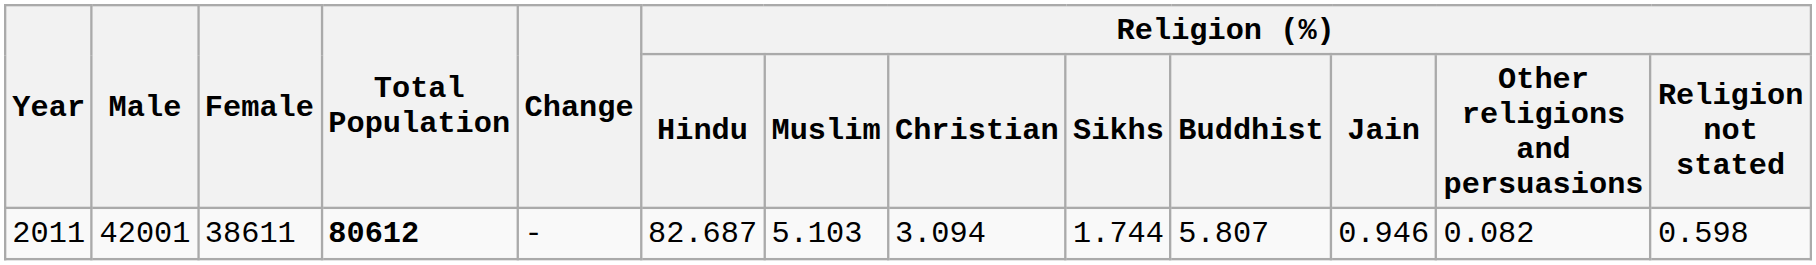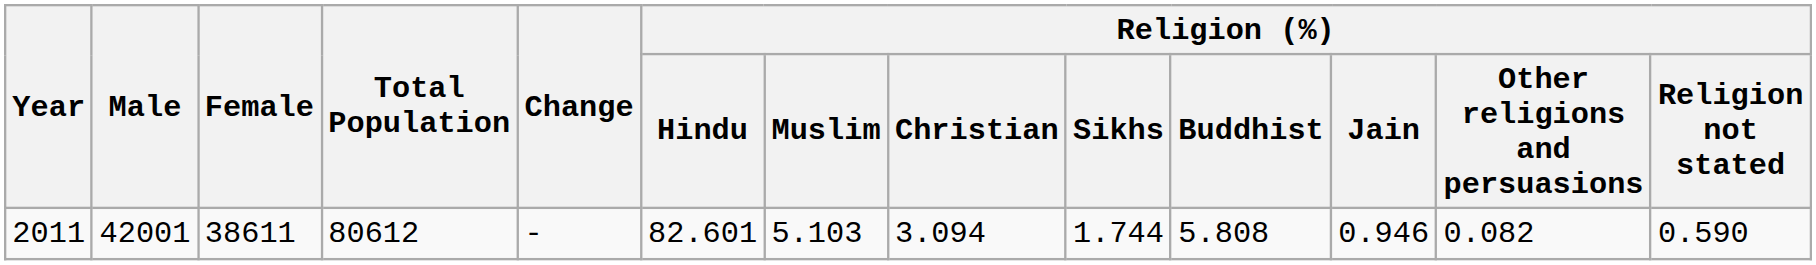(374, 233) bold -> (374, 233) normal
(703, 233) 82.687 -> (703, 233) 82.601
(1224, 233) 5.807 -> (1224, 233) 5.808
(1703, 233) 0.598 -> (1703, 233) 0.590
